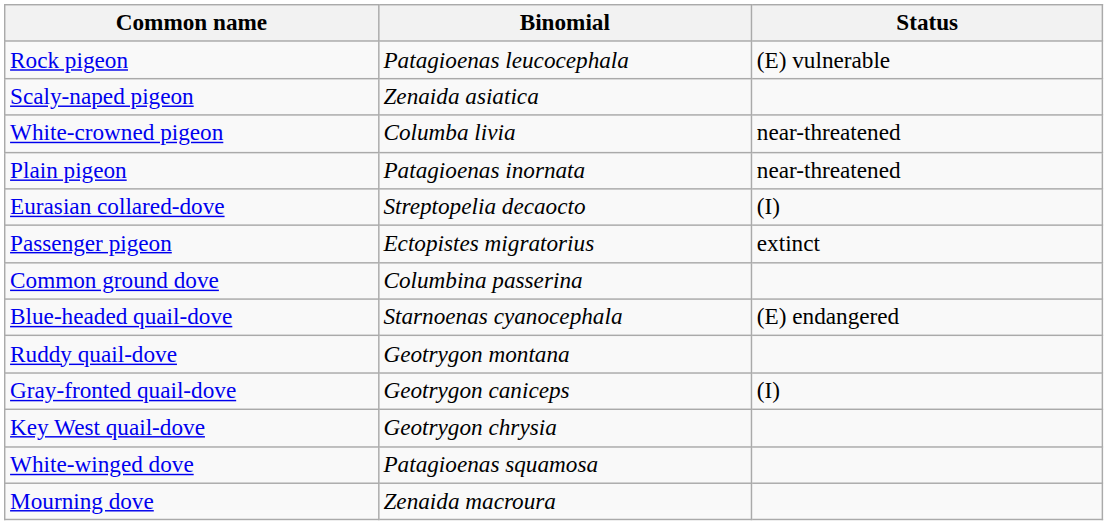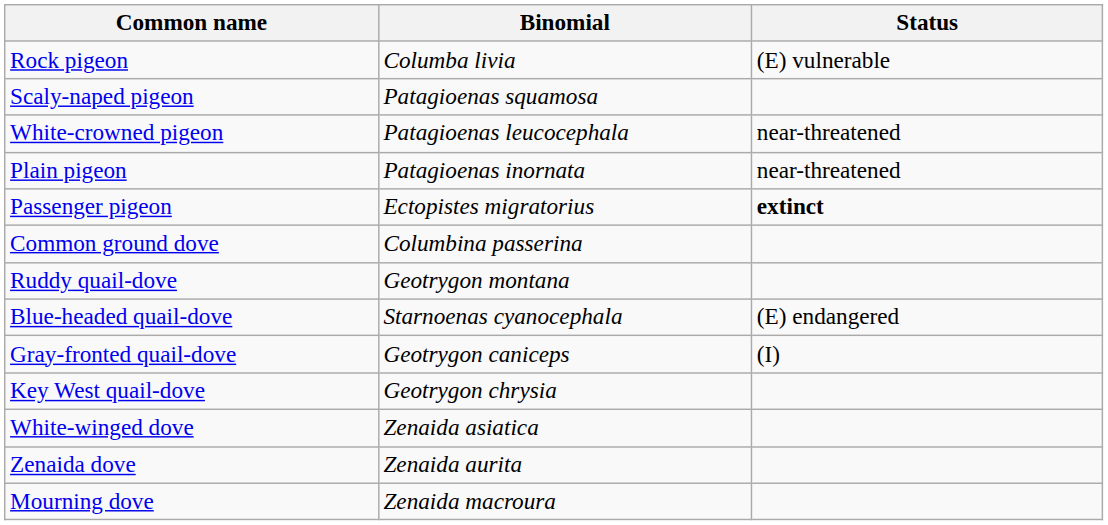(506, 59) Patagioenas leucocephala -> (450, 59) Columba livia
(461, 96) Zenaida asiatica -> (491, 96) Patagioenas squamosa
(450, 133) Columba livia -> (506, 133) Patagioenas leucocephala
- row: (117, 206)
(788, 243) normal -> (790, 206) bold
rows swapped: (121, 317) <-> (94, 354)
(491, 464) Patagioenas squamosa -> (461, 427) Zenaida asiatica
+ row: (73, 464)
